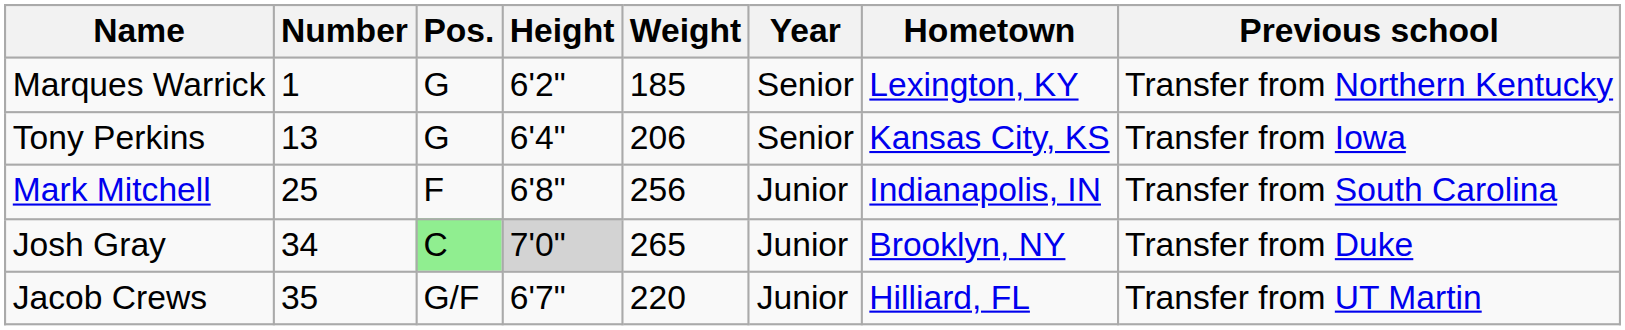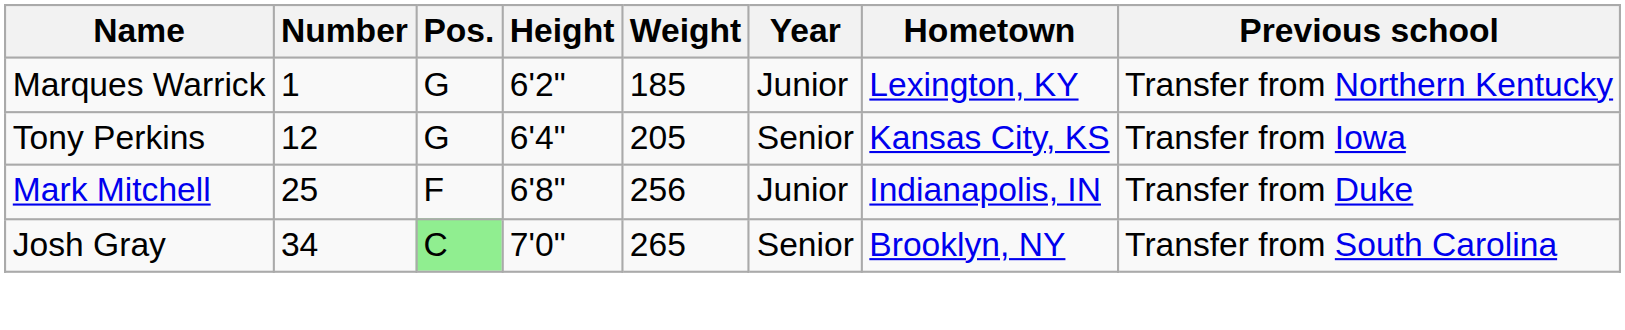(805, 84) Senior -> (802, 84) Junior
(300, 137) 13 -> (300, 137) 12
(658, 137) 206 -> (658, 137) 205
(1341, 191) Transfer from South Carolina -> (1269, 191) Transfer from Duke
(538, 244) lightgrey background -> (538, 244) no background
(802, 244) Junior -> (805, 244) Senior
(1269, 244) Transfer from Duke -> (1341, 244) Transfer from South Carolina
- row: (110, 297)
